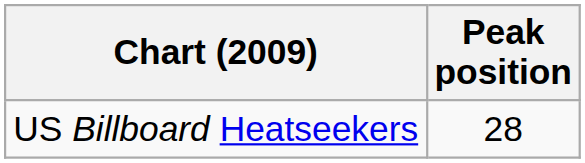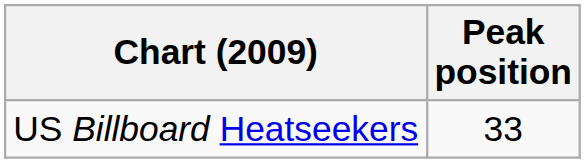(503, 128) 28 -> (503, 128) 33
